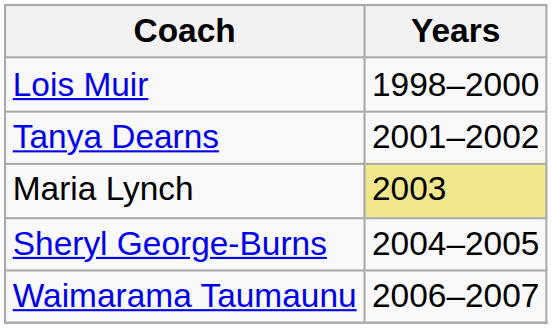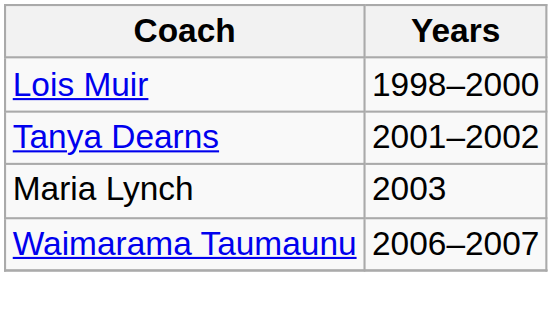(409, 190) khaki background -> (409, 190) no background
- row: (170, 243)
